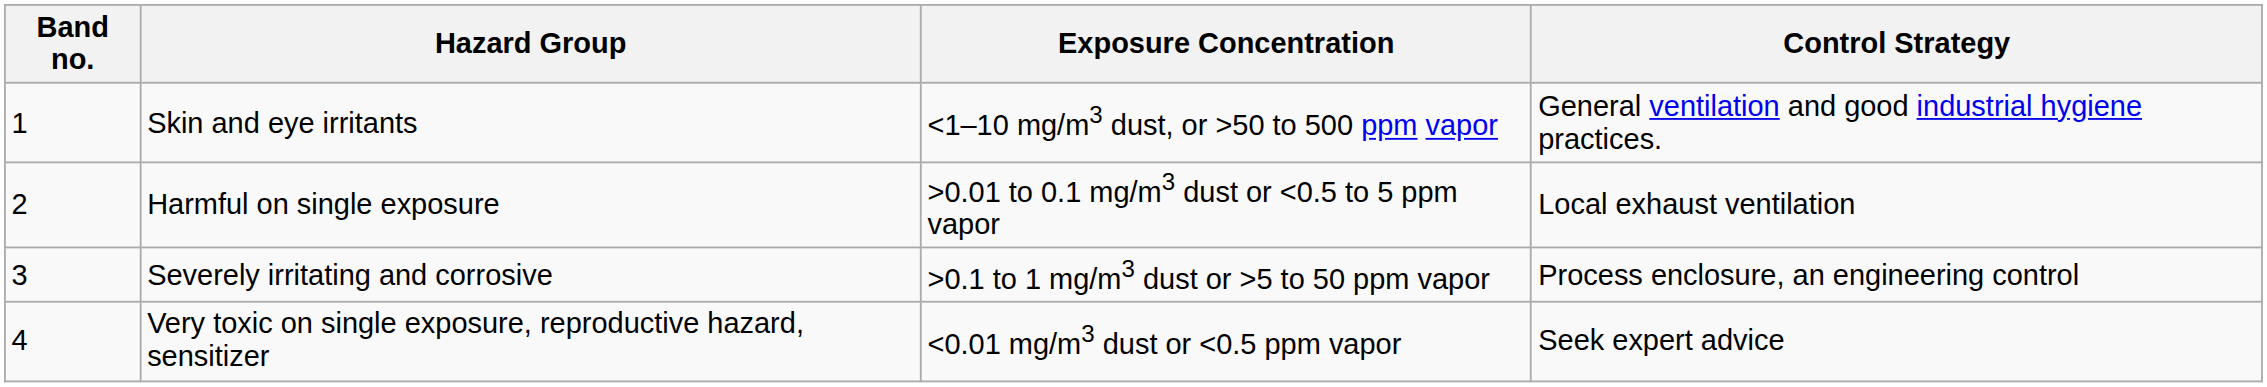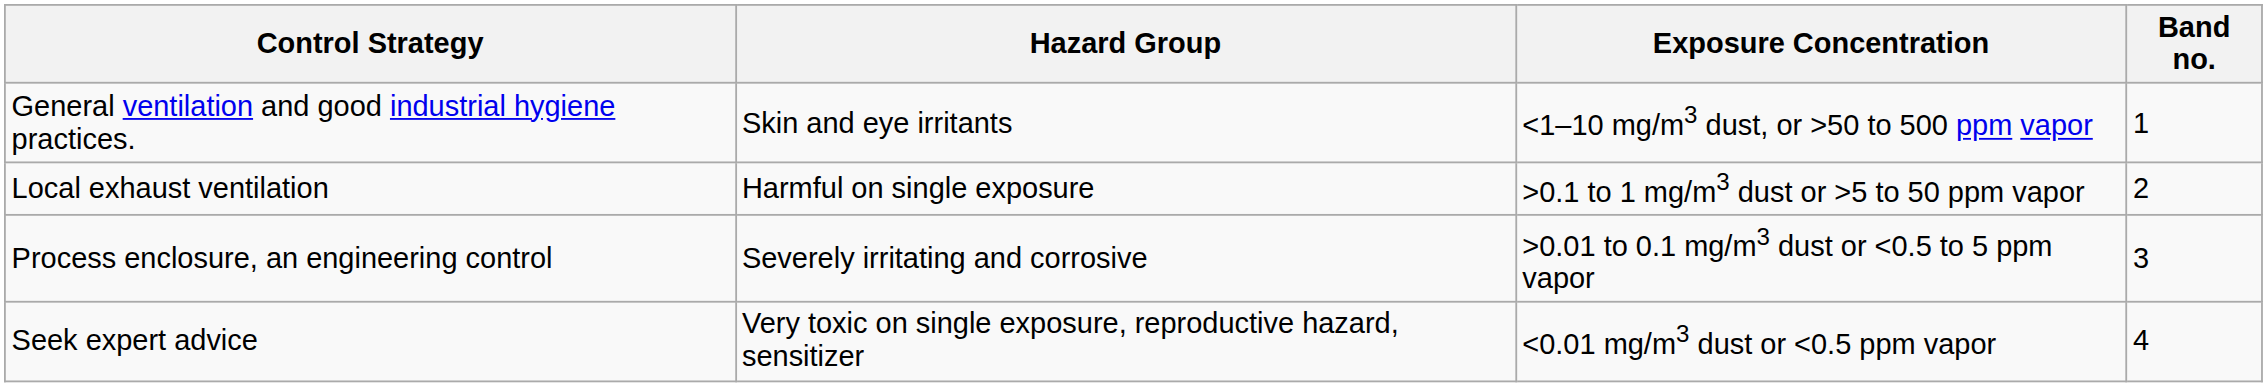columns swapped: (73, 43) <-> (1897, 43)
(1193, 204) >0.01 to 0.1 mg/m3 dust or <0.5 to 5 ppm vapor -> (1804, 188) >0.1 to 1 mg/m3 dust or >5 to 50 ppm vapor
(1209, 274) >0.1 to 1 mg/m3 dust or >5 to 50 ppm vapor -> (1787, 258) >0.01 to 0.1 mg/m3 dust or <0.5 to 5 ppm vapor
